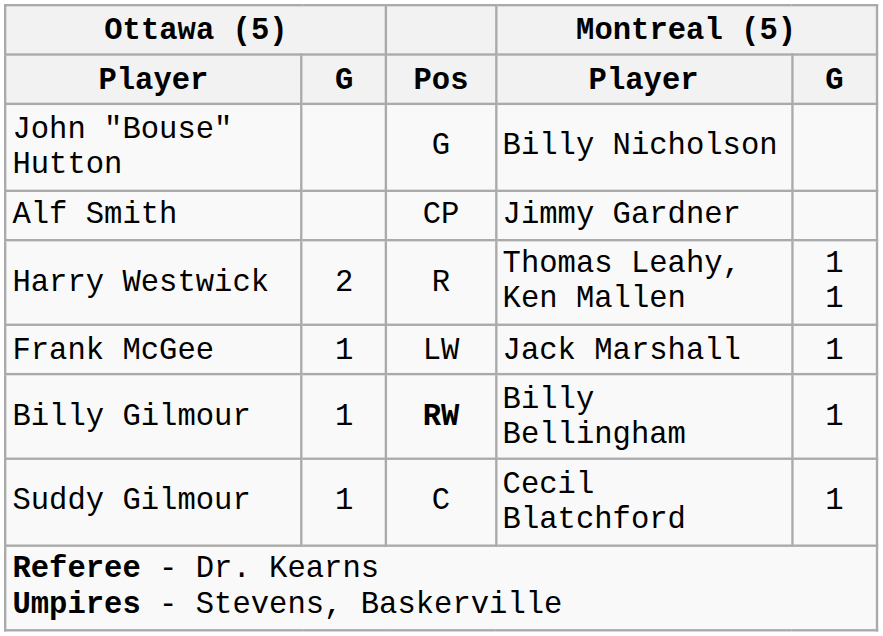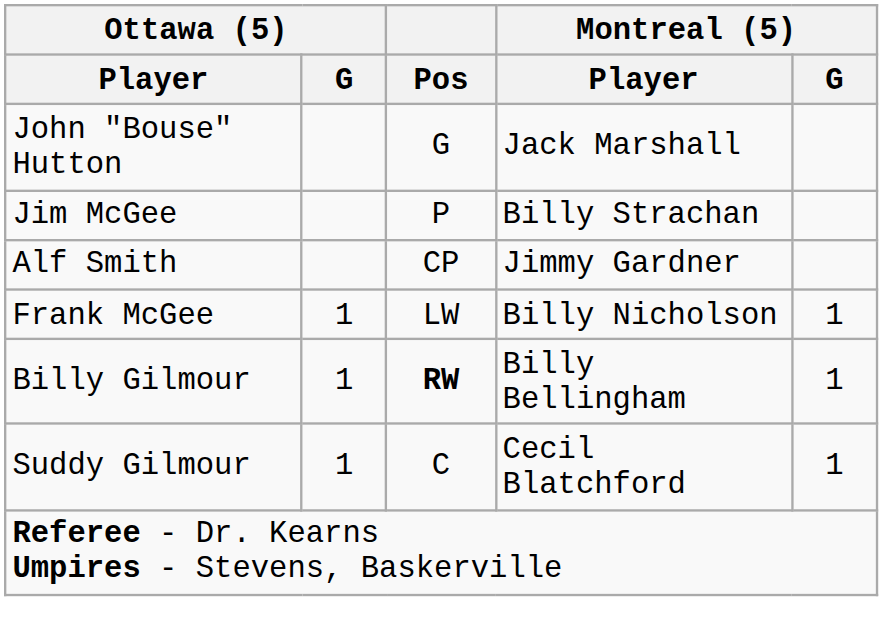(640, 147) Billy Nicholson -> (622, 147) Jack Marshall
+ row: (95, 215)
- row: (141, 282)
(622, 350) Jack Marshall -> (640, 314) Billy Nicholson
